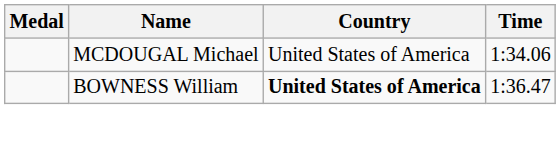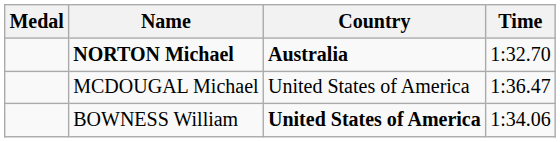+ row: (154, 54)
(520, 54) 1:34.06 -> (520, 87) 1:36.47
(520, 87) 1:36.47 -> (520, 120) 1:34.06
